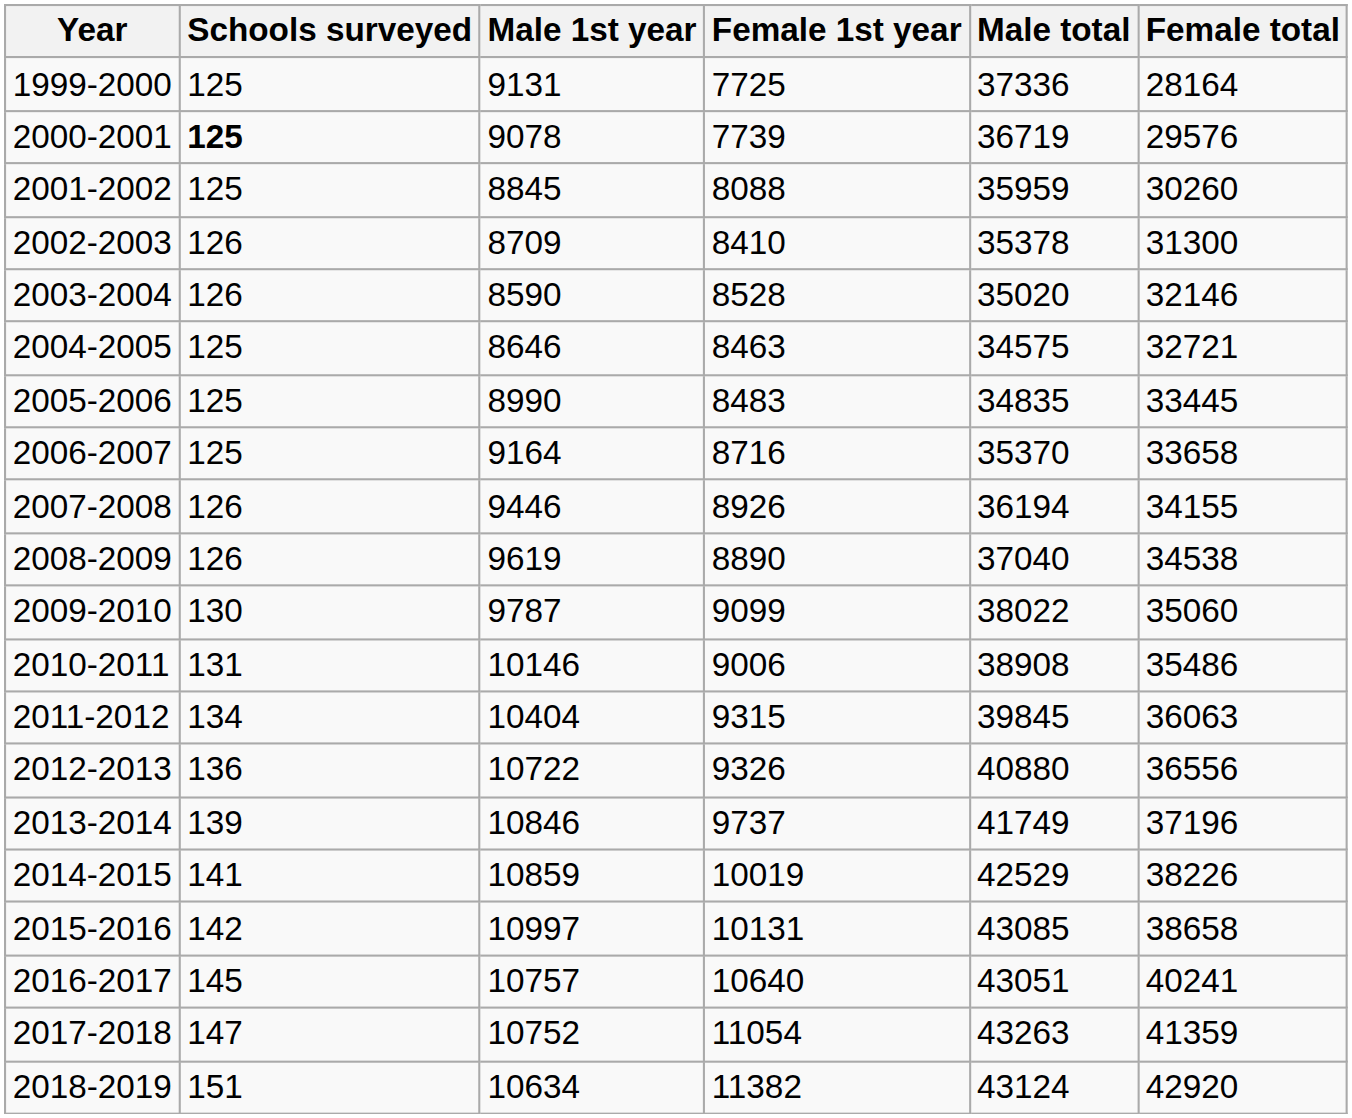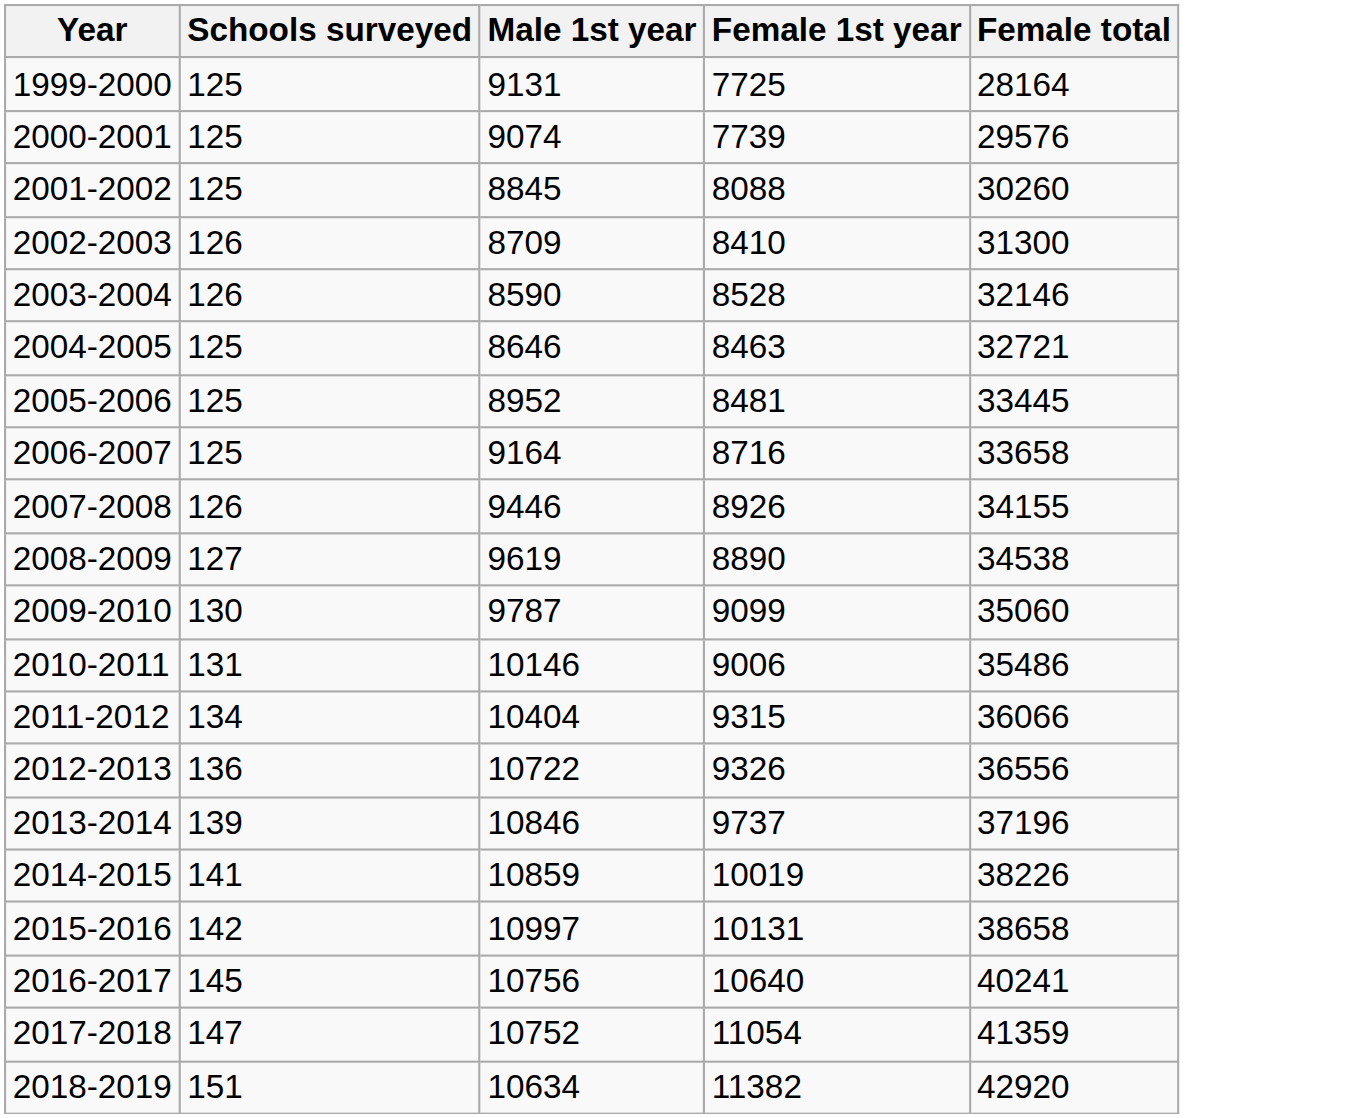- column: (1054, 30)
(215, 136) bold -> (215, 136) normal
(524, 136) 9078 -> (524, 136) 9074
(524, 400) 8990 -> (524, 400) 8952
(749, 400) 8483 -> (749, 400) 8481
(215, 558) 126 -> (215, 558) 127
(1192, 717) 36063 -> (1023, 717) 36066
(534, 980) 10757 -> (534, 980) 10756
